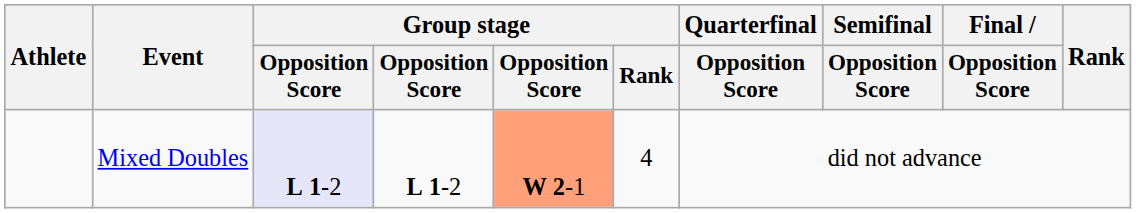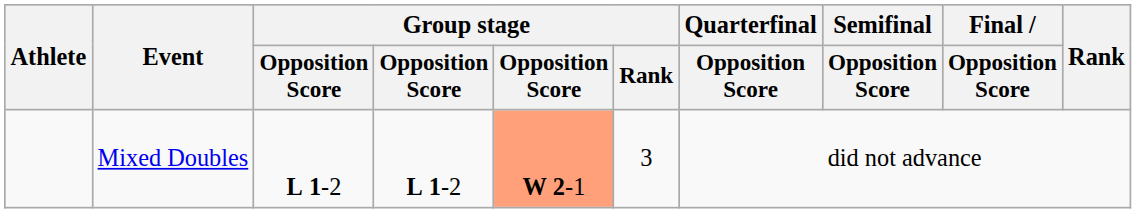(314, 187) lavender background -> (314, 187) no background
(646, 158) 4 -> (646, 158) 3
